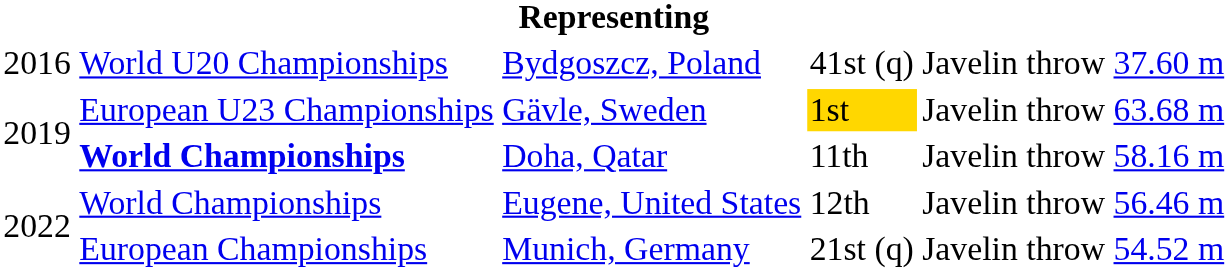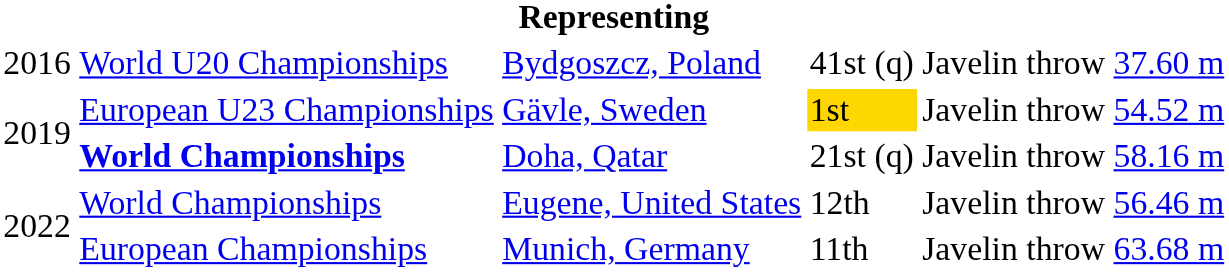(1169, 109) 63.68 m -> (1169, 109) 54.52 m
(839, 156) 11th -> (862, 156) 21st (q)
(862, 248) 21st (q) -> (839, 248) 11th
(1169, 248) 54.52 m -> (1169, 248) 63.68 m
